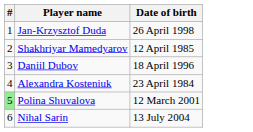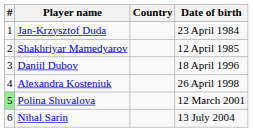+ column: (153, 13)
(163, 30) 26 April 1998 -> (208, 30) 23 April 1984
(163, 83) 23 April 1984 -> (208, 83) 26 April 1998
